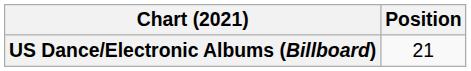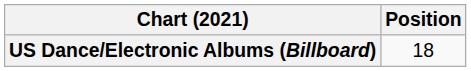(423, 50) 21 -> (423, 50) 18
